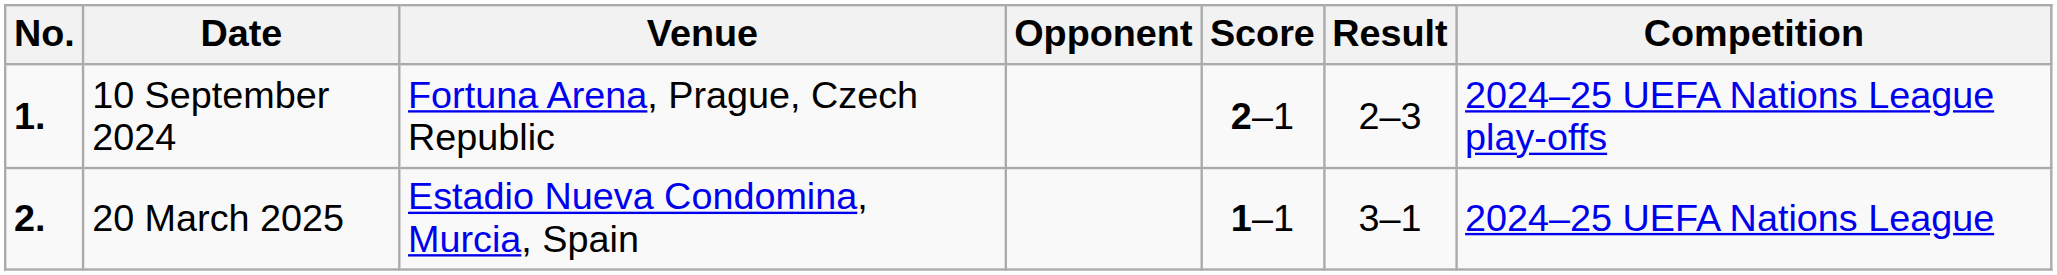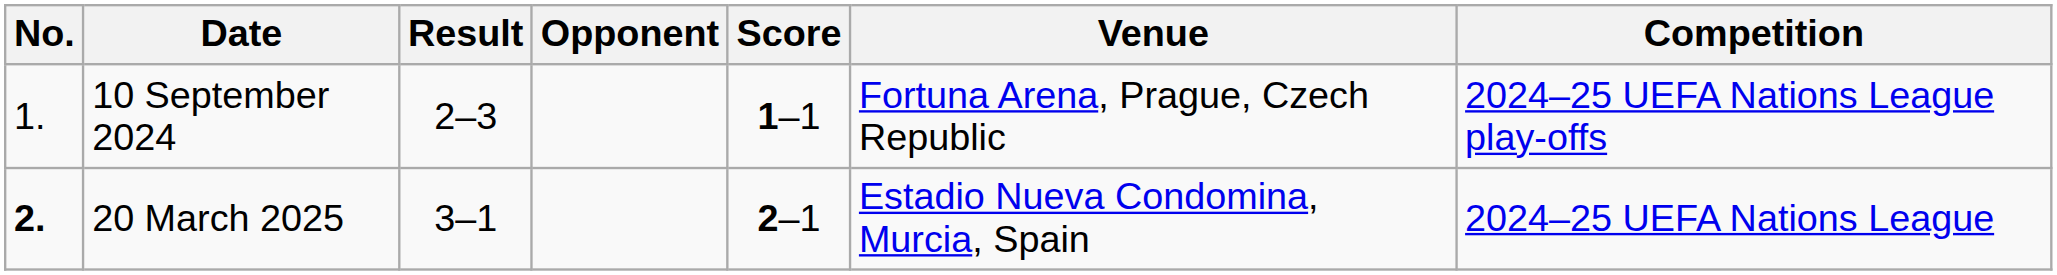columns swapped: (702, 34) <-> (1390, 34)
(30, 115) bold -> (30, 115) normal
(1262, 115) 2–1 -> (789, 115) 1–1
(1262, 217) 1–1 -> (789, 217) 2–1
